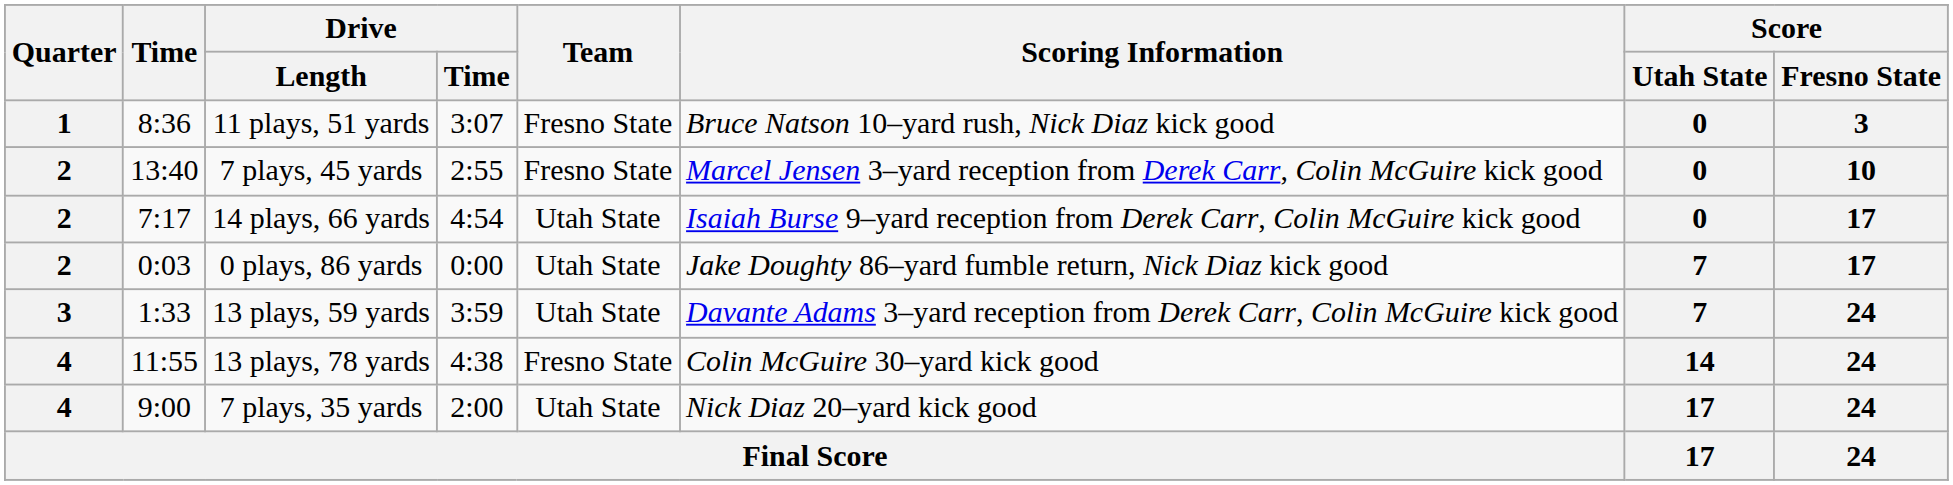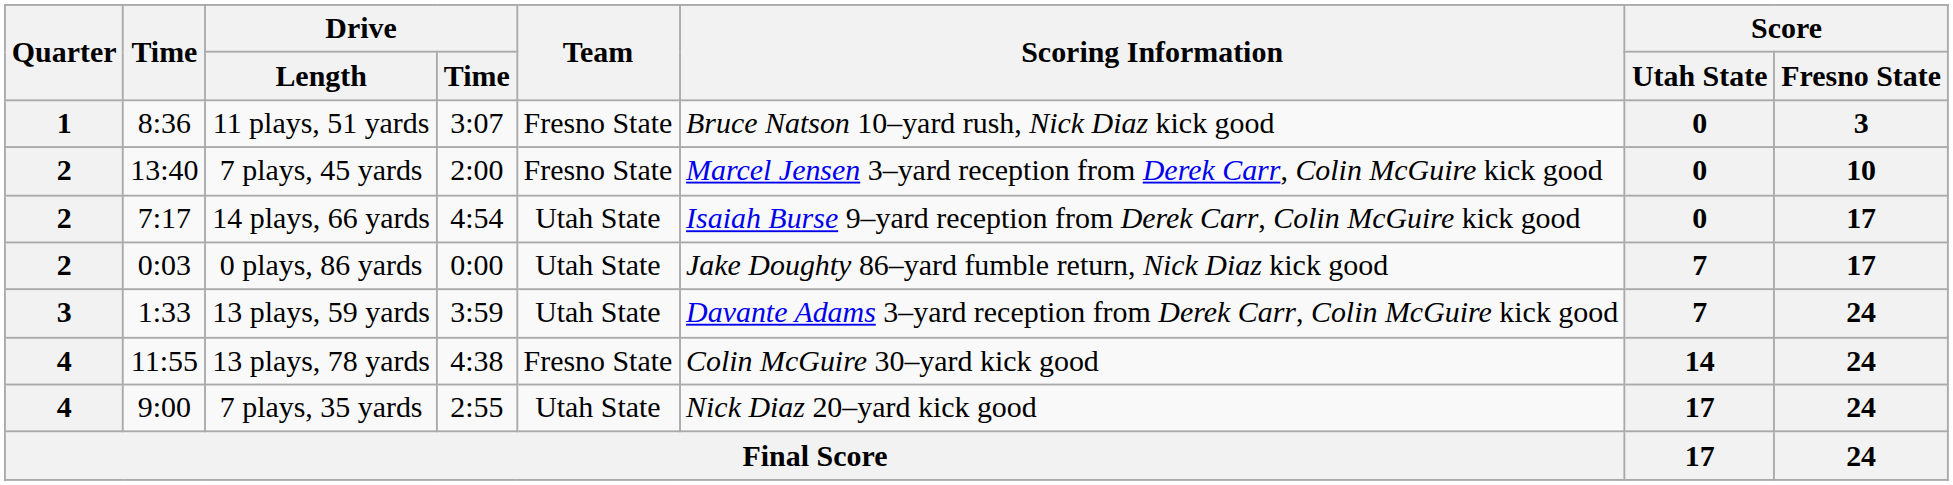(477, 170) 2:55 -> (477, 170) 2:00
(477, 407) 2:00 -> (477, 407) 2:55
